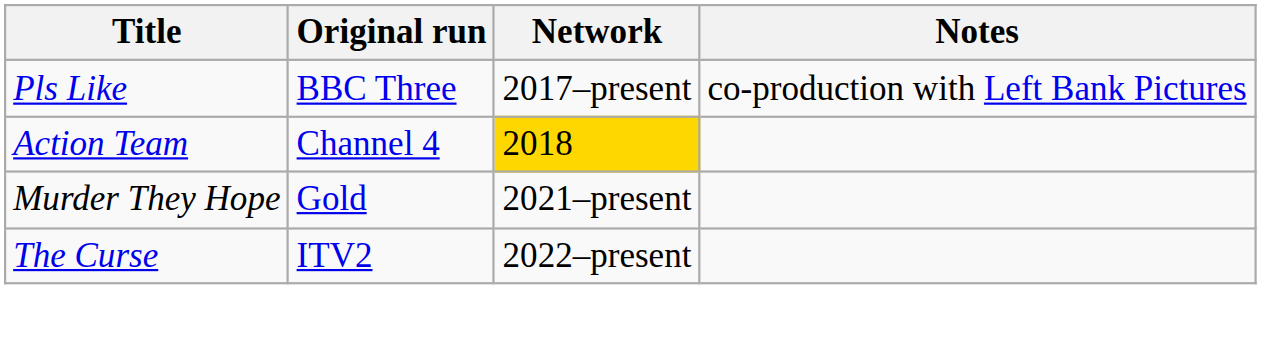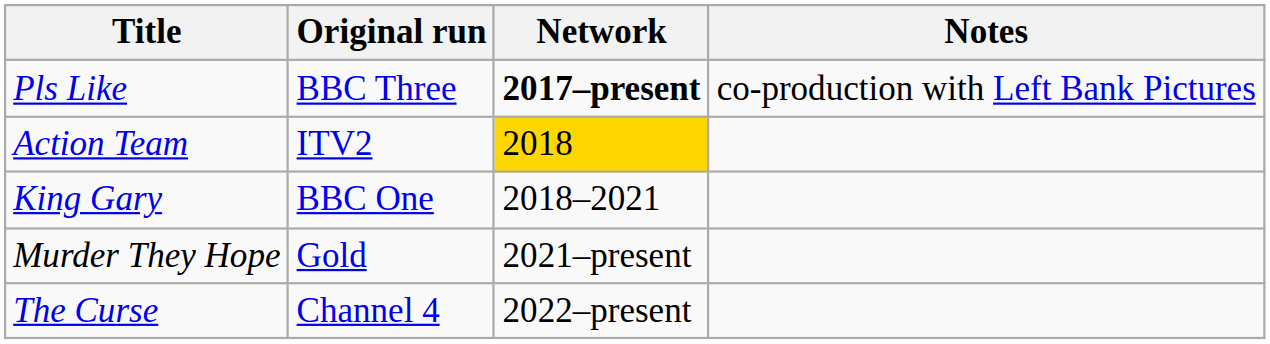(597, 87) normal -> (602, 87) bold
(368, 143) Channel 4 -> (335, 143) ITV2
+ row: (88, 198)
(335, 254) ITV2 -> (368, 310) Channel 4
